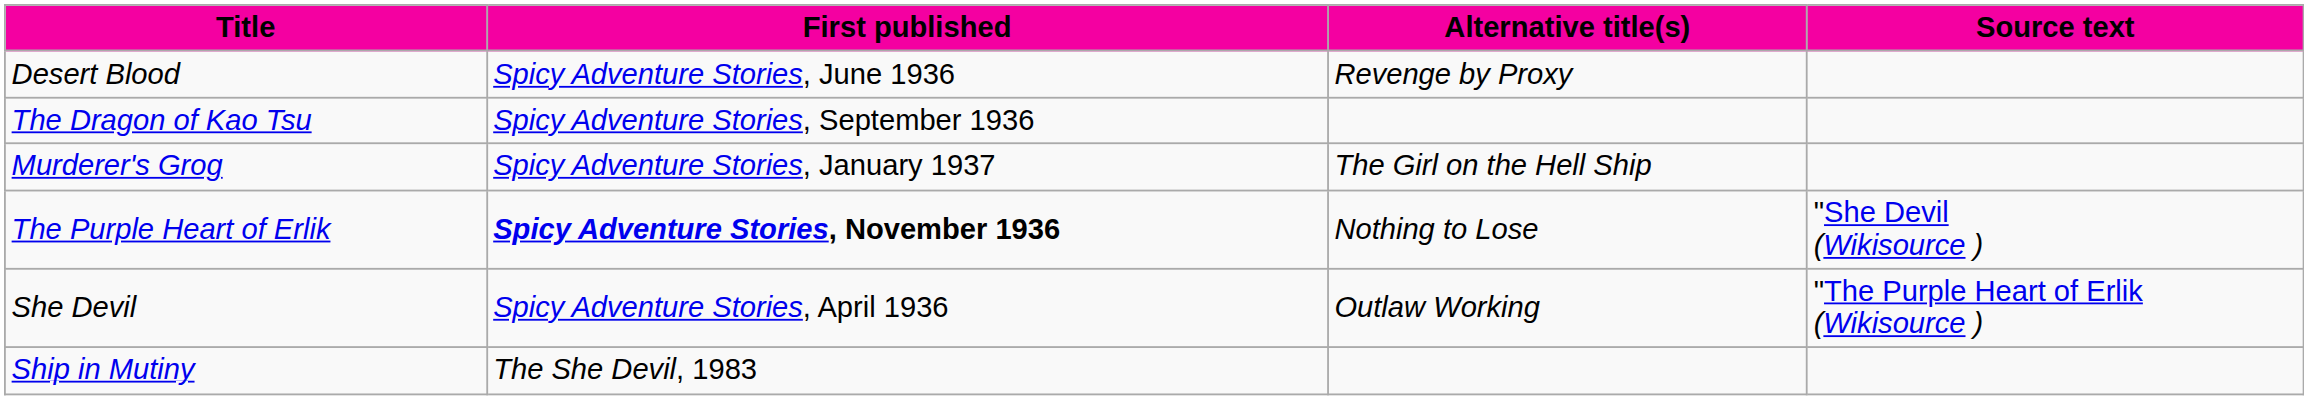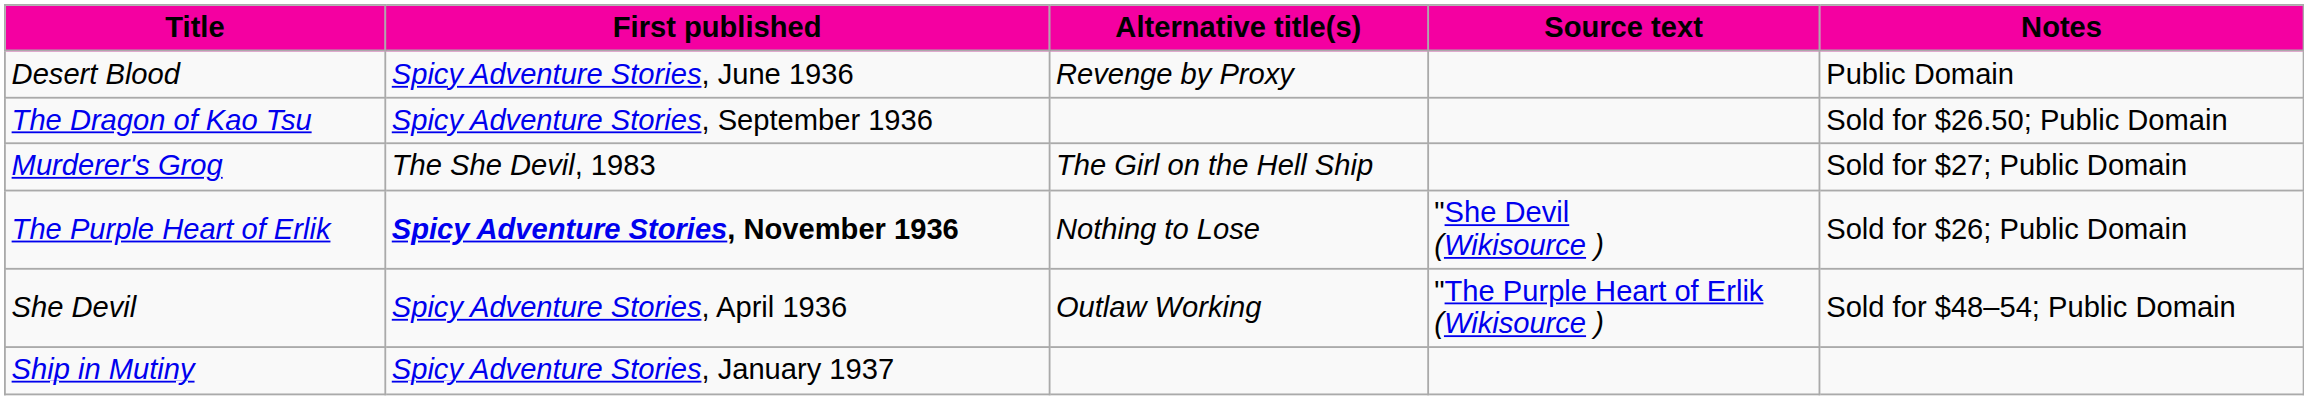+ column: (2062, 27)
(744, 166) Spicy Adventure Stories, January 1937 -> (524, 166) The She Devil, 1983
(625, 370) The She Devil, 1983 -> (643, 370) Spicy Adventure Stories, January 1937
